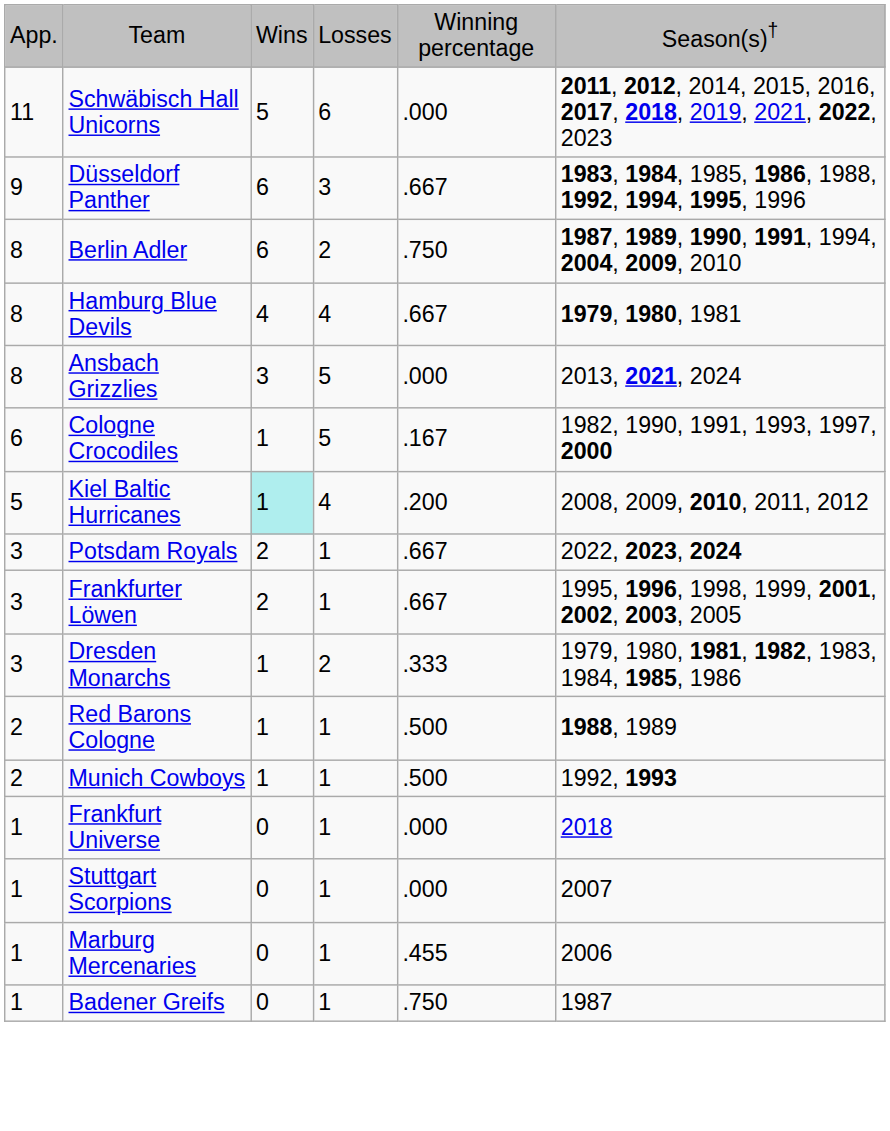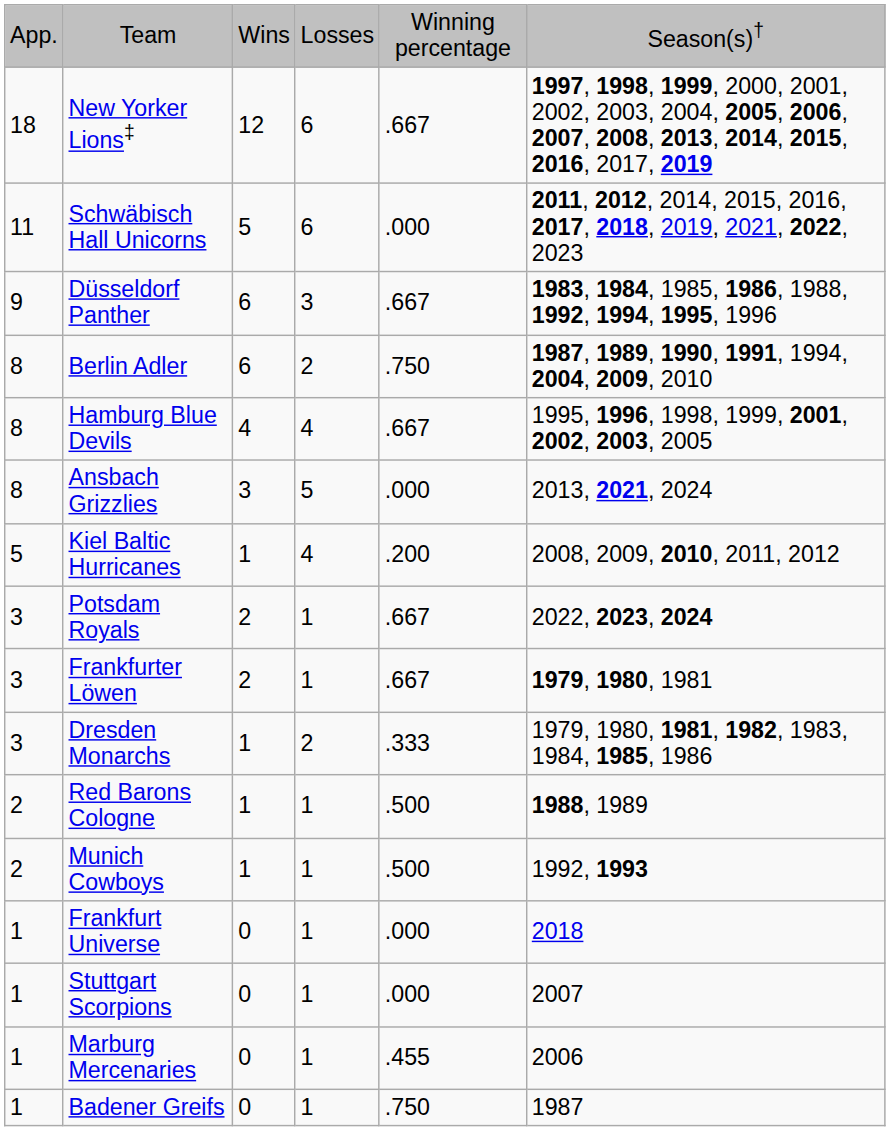+ row: (128, 124)
(651, 313) 1979, 1980, 1981 -> (690, 428) 1995, 1996, 1998, 1999, 2001, 2002, 2003, 2005
- row: (123, 439)
(262, 502) paleturquoise background -> (245, 554) no background
(719, 601) 1995, 1996, 1998, 1999, 2001, 2002, 2003, 2005 -> (622, 680) 1979, 1980, 1981
